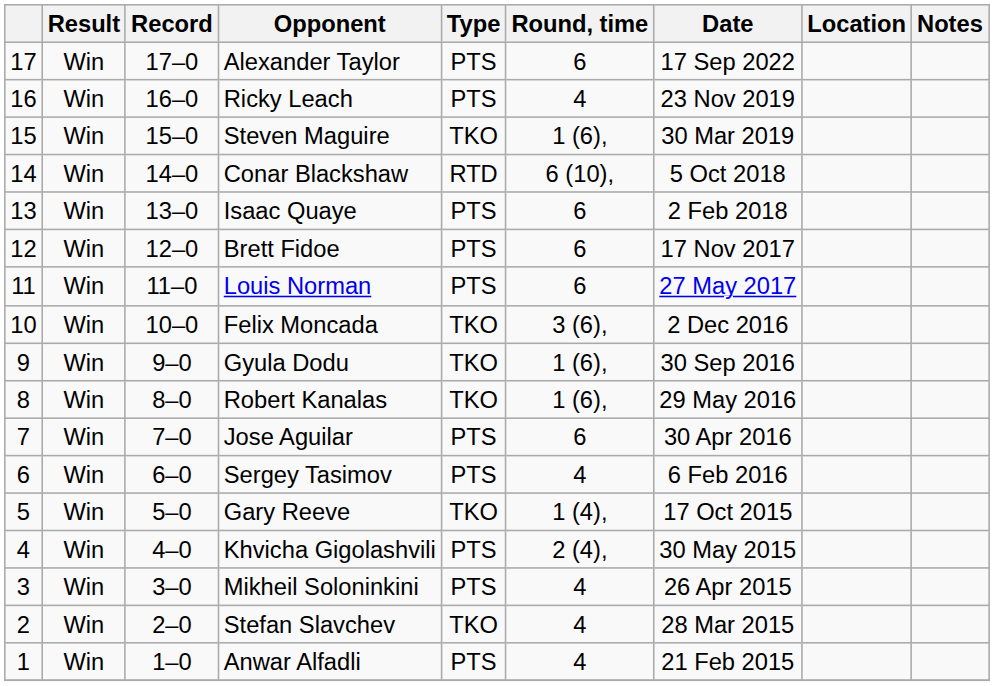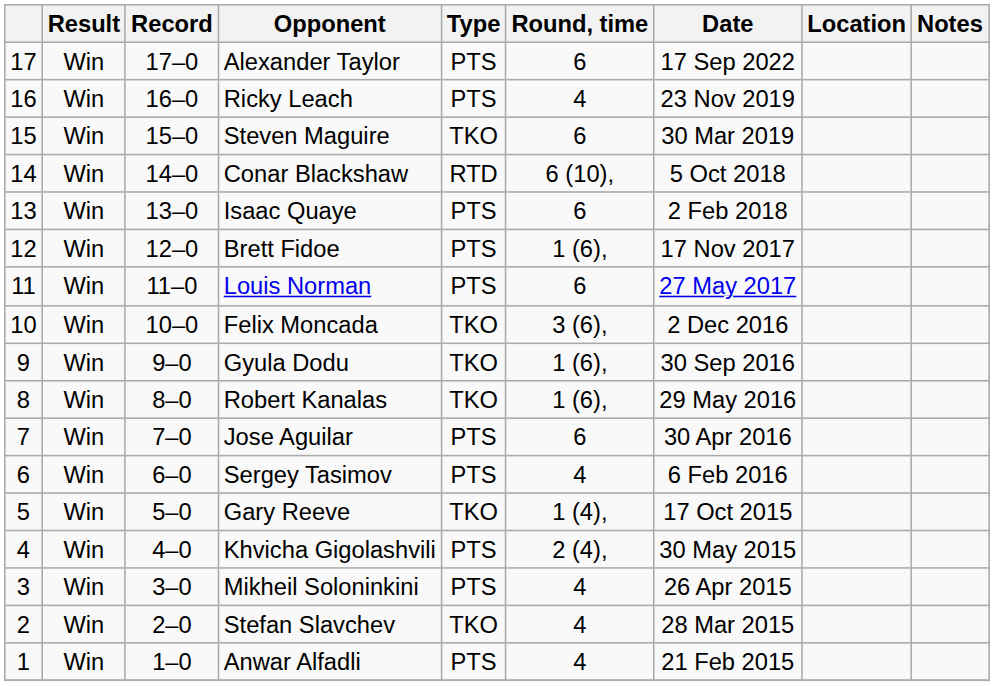(580, 136) 1 (6), -> (580, 136) 6
(580, 249) 6 -> (580, 249) 1 (6),
